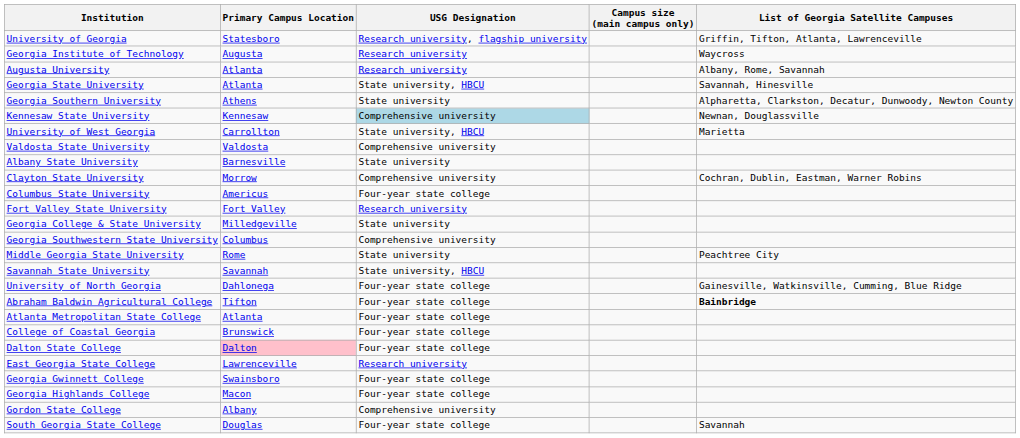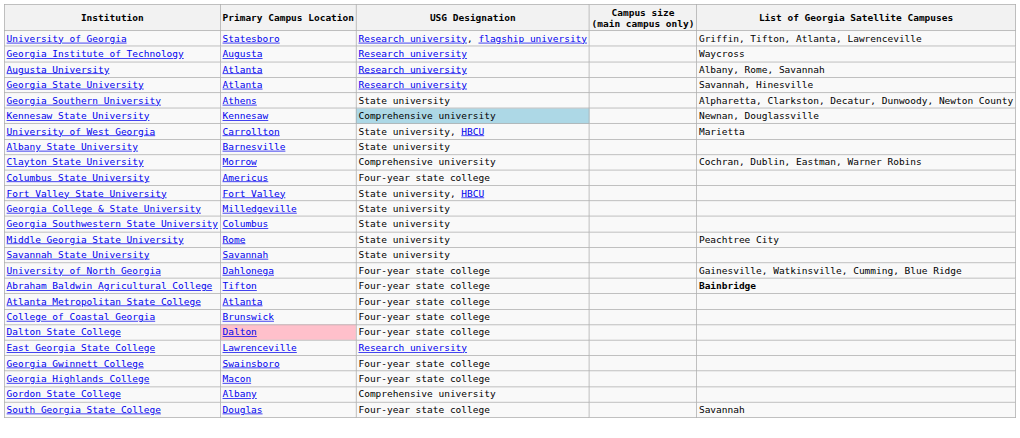(421, 85) State university, HBCU -> (413, 85) Research university
- row: (78, 147)
(413, 209) Research university -> (421, 193) State university, HBCU
(427, 240) Comprehensive university -> (404, 224) State university
(421, 271) State university, HBCU -> (404, 255) State university
